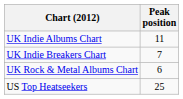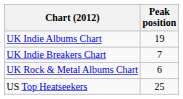(159, 39) 11 -> (159, 39) 19
